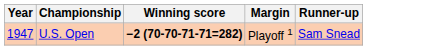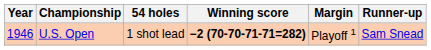+ column: (156, 13)
(20, 34) 1947 -> (20, 34) 1946
